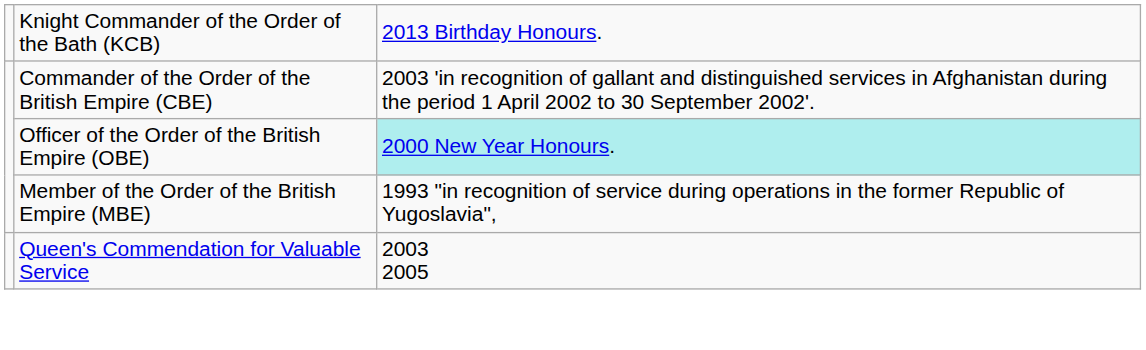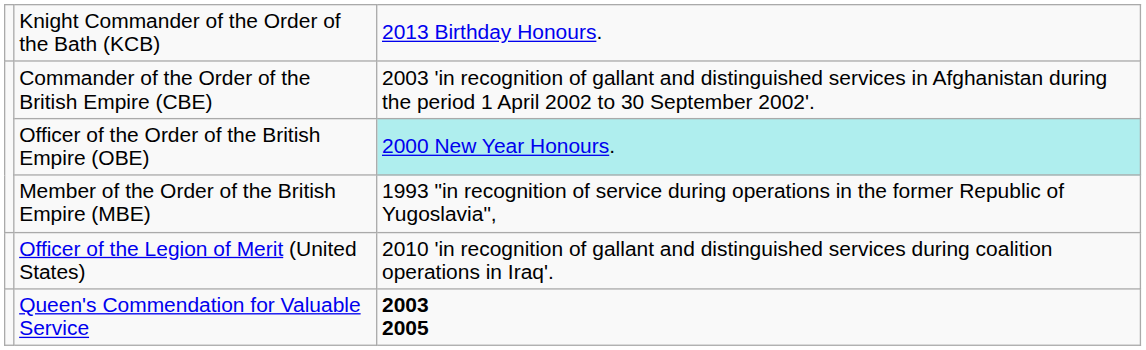+ row: (188, 260)
(405, 260) normal -> (405, 317) bold
